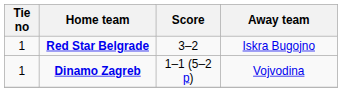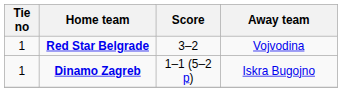(279, 45) Iskra Bugojno -> (279, 45) Vojvodina
(279, 71) Vojvodina -> (279, 71) Iskra Bugojno
